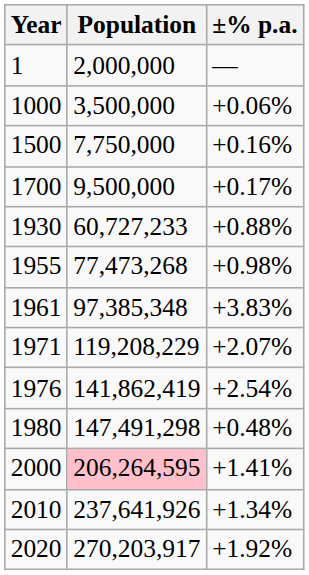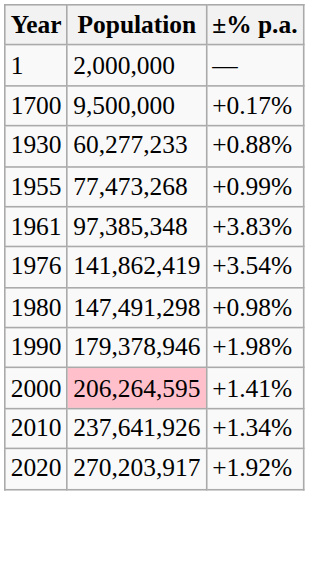- row: (36, 105)
- row: (36, 145)
(131, 226) 60,727,233 -> (131, 145) 60,277,233
(252, 266) +0.98% -> (252, 186) +0.99%
- row: (36, 347)
(252, 387) +2.54% -> (252, 266) +3.54%
(252, 428) +0.48% -> (252, 307) +0.98%
+ row: (36, 347)
